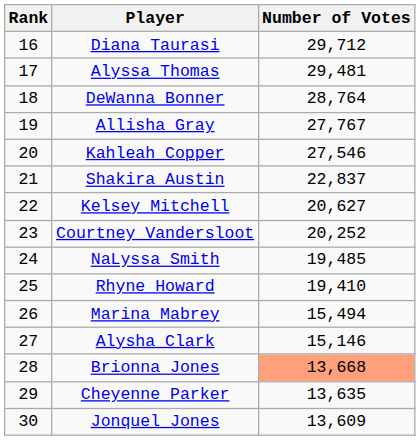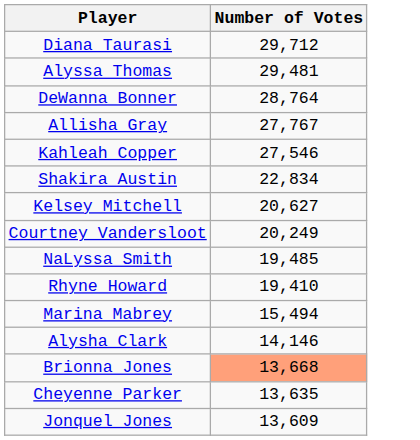- column: (28, 18)
(336, 180) 22,837 -> (289, 180) 22,834
(336, 233) 20,252 -> (289, 233) 20,249
(336, 341) 15,146 -> (289, 341) 14,146
